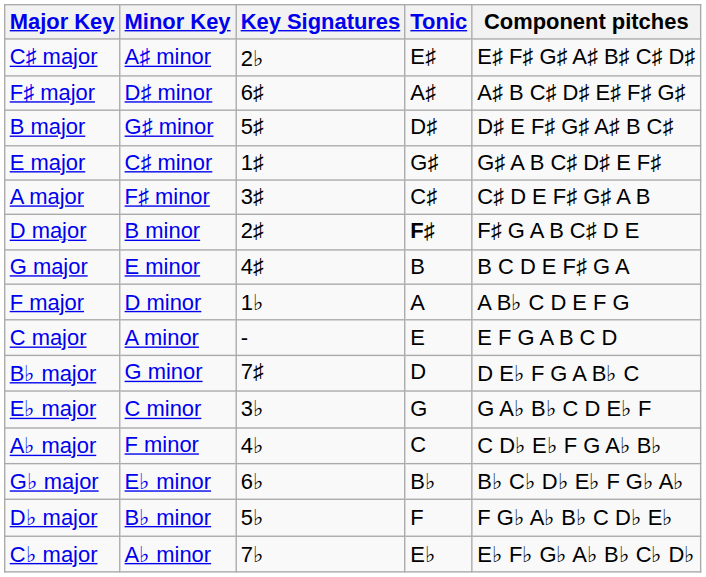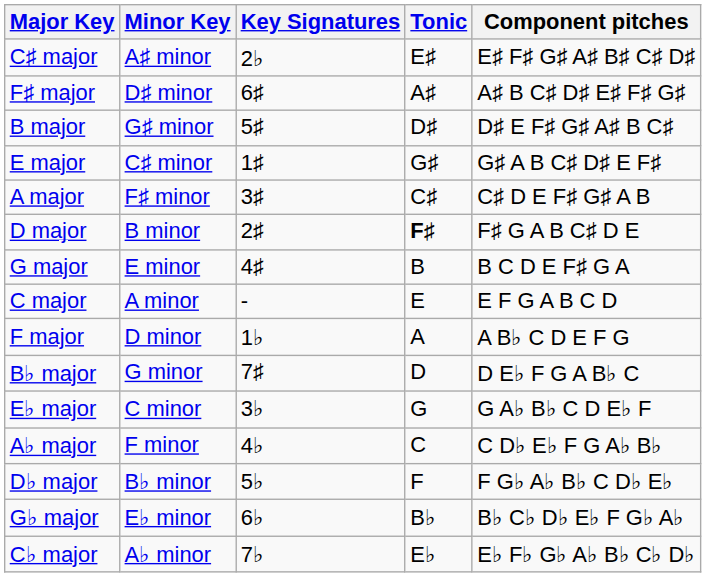rows swapped: (48, 337) <-> (47, 302)
rows swapped: (54, 518) <-> (54, 482)
